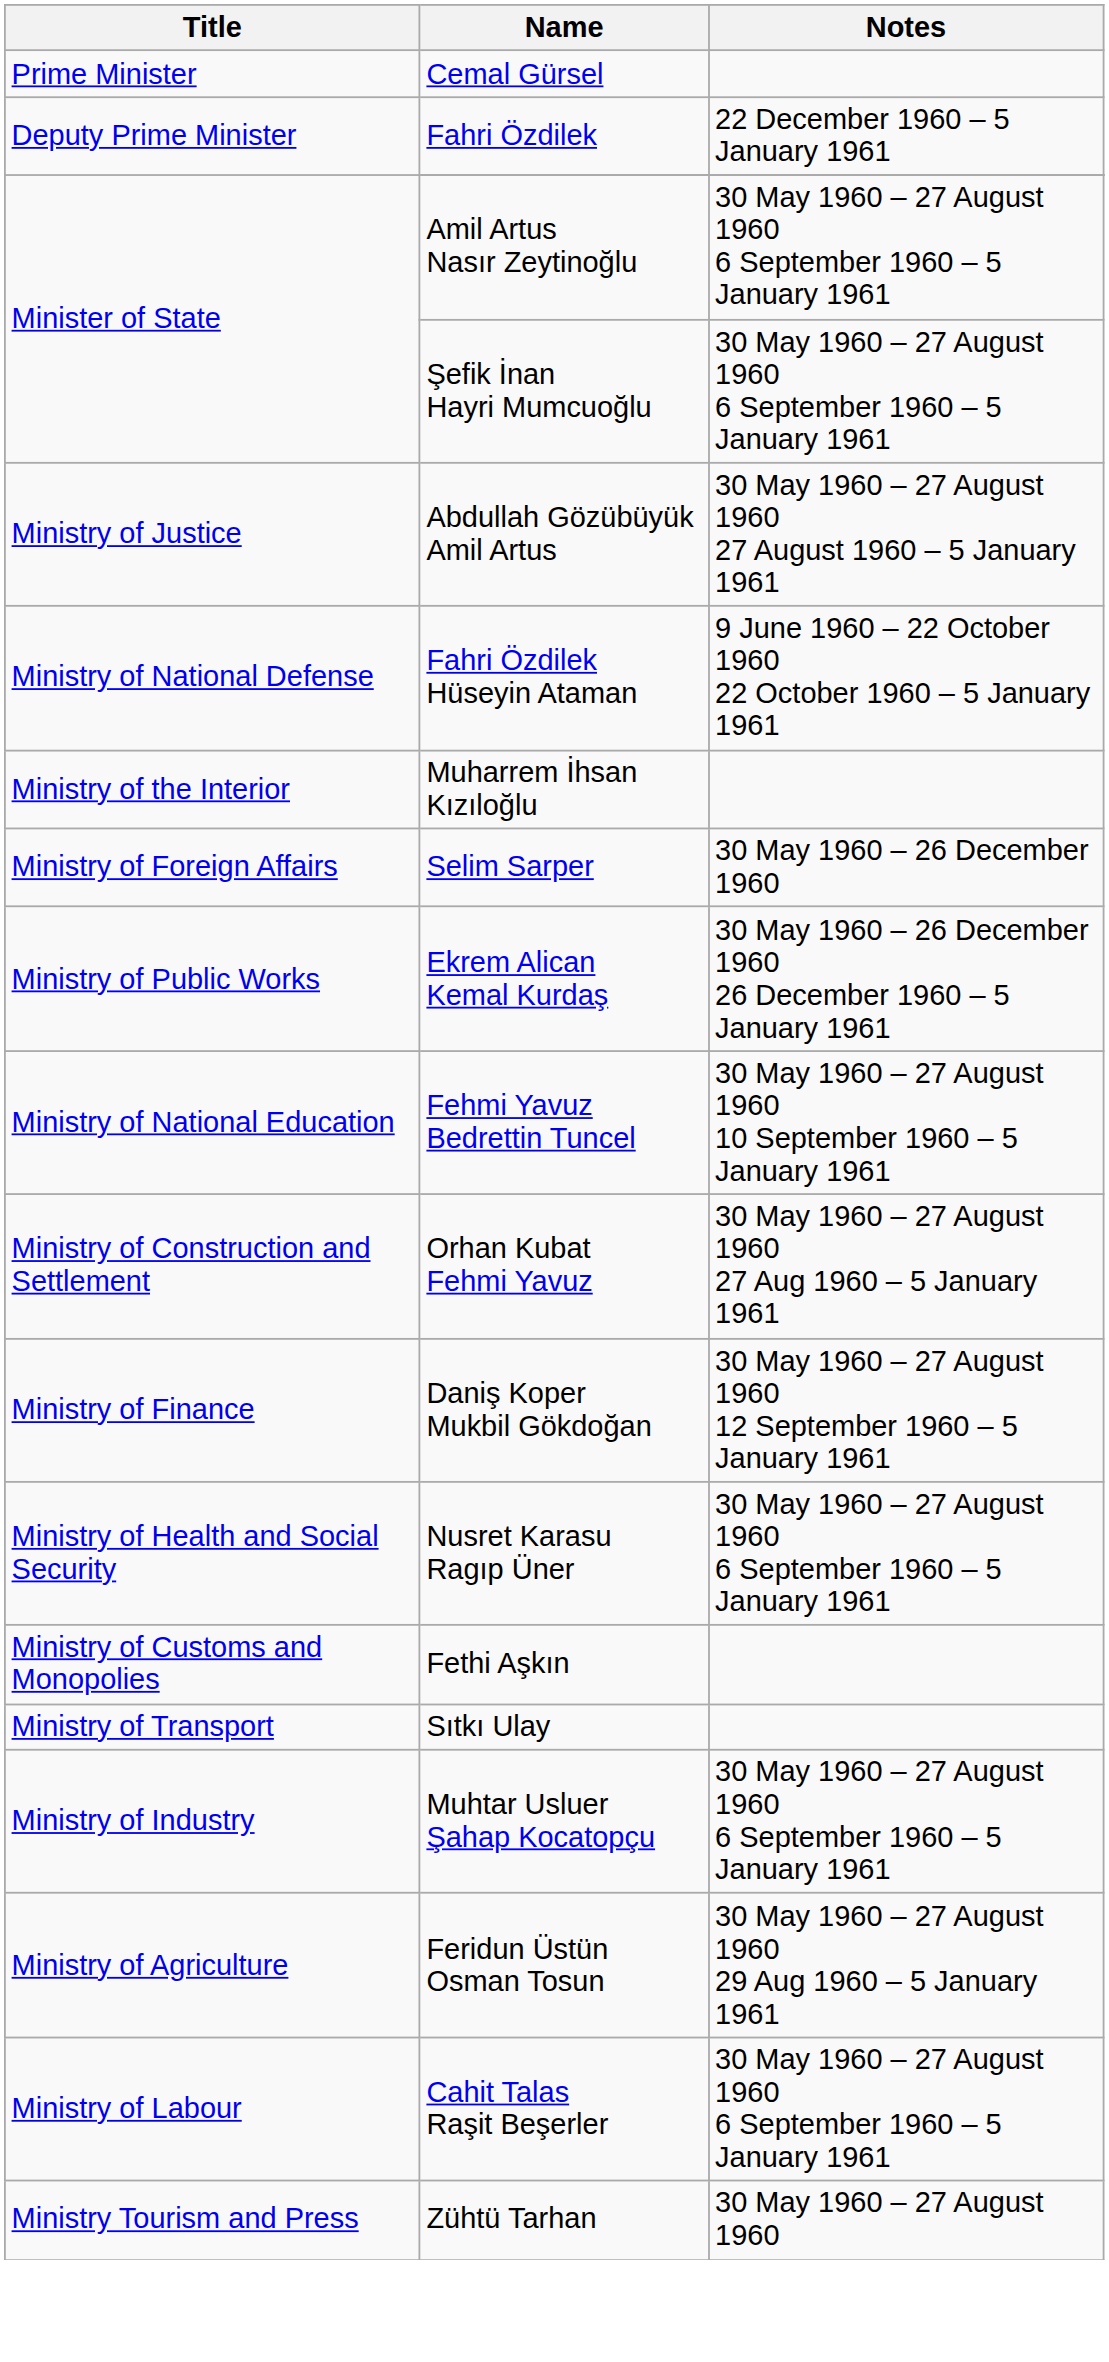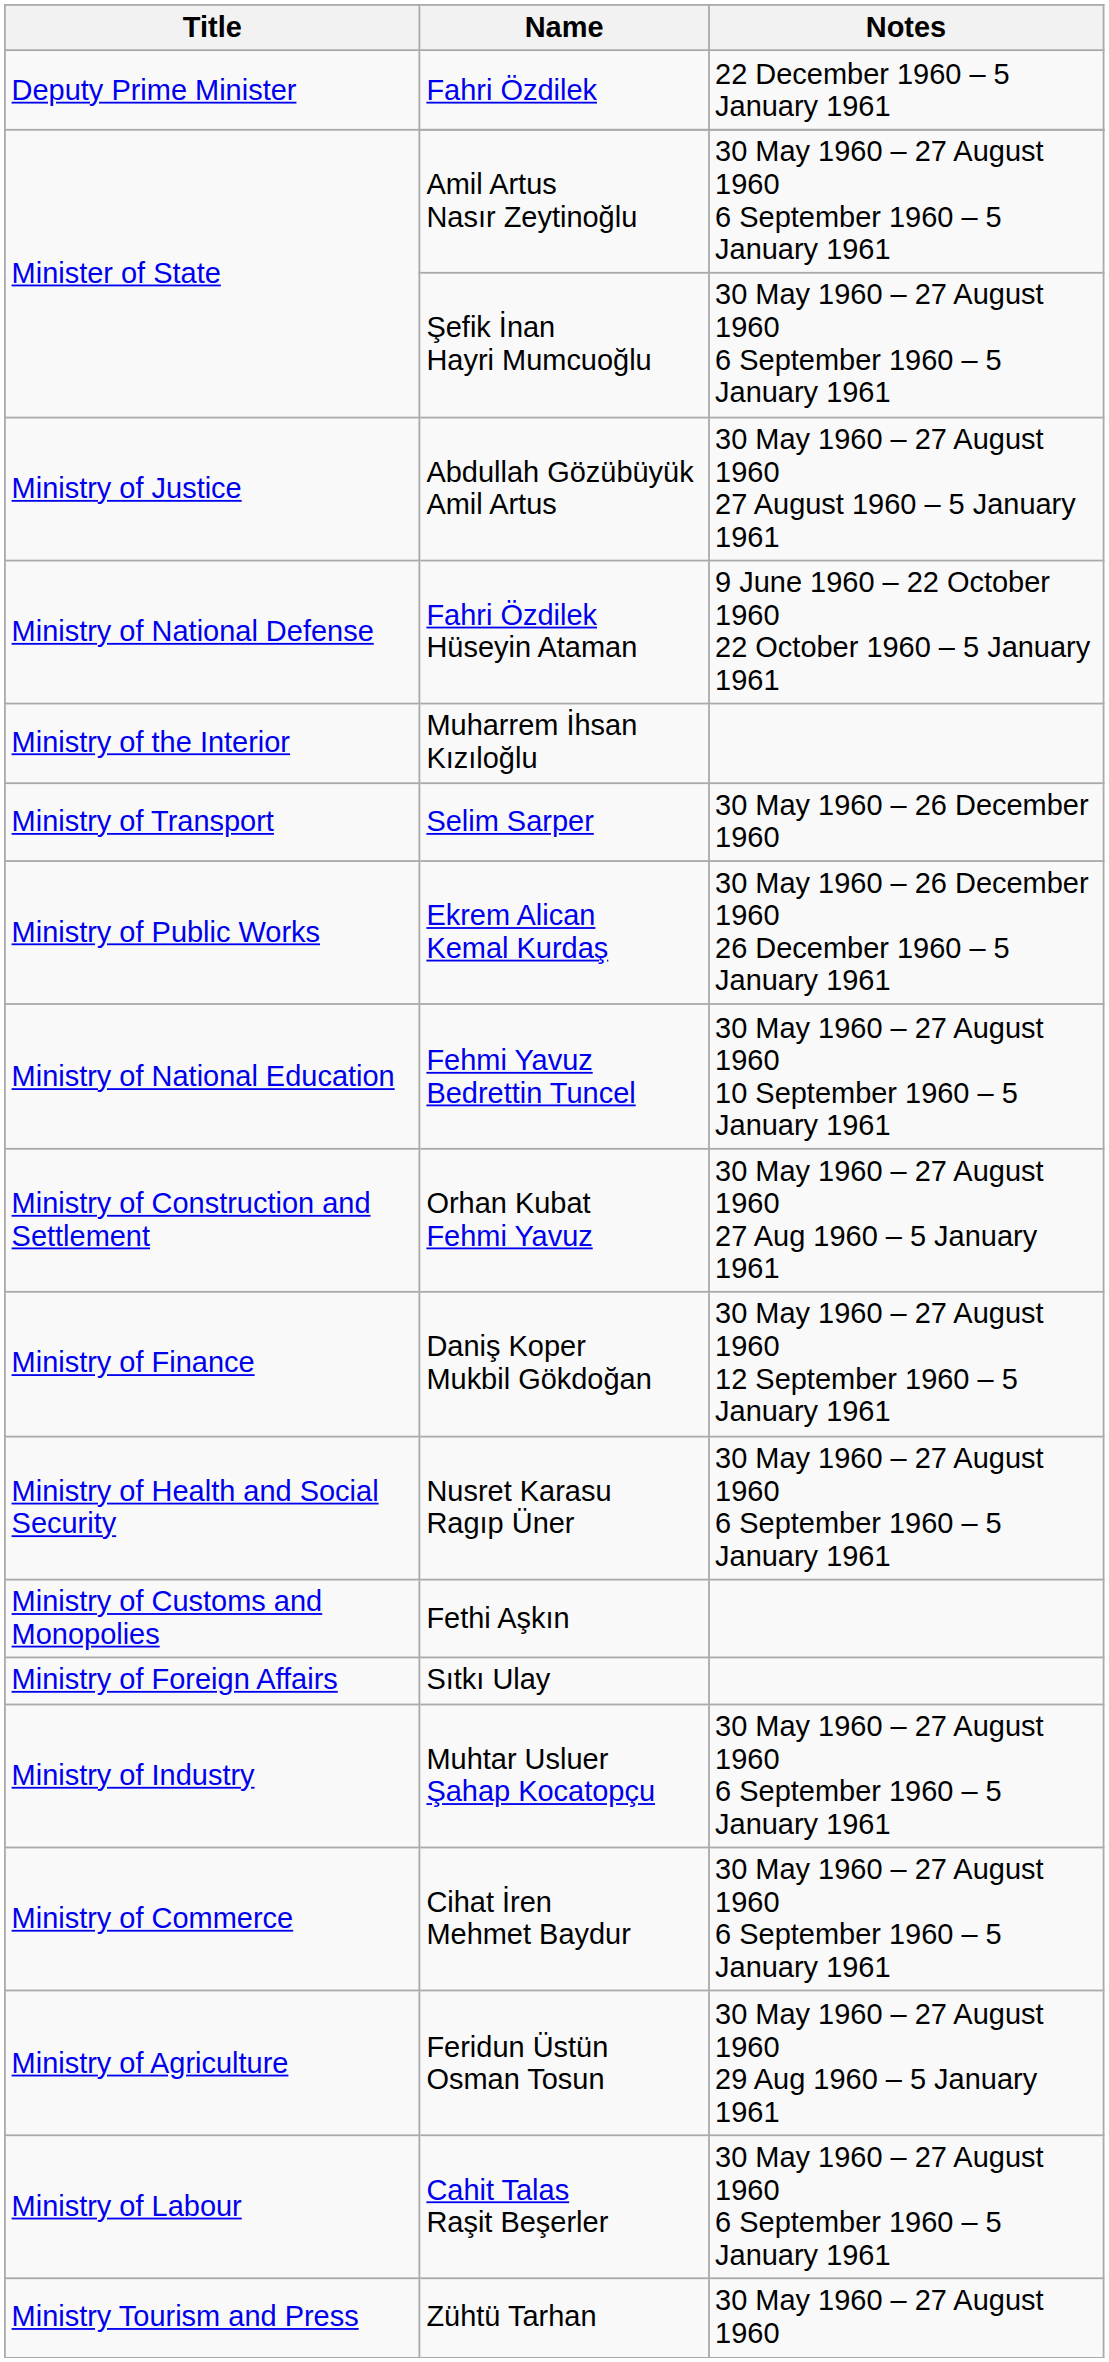- row: (515, 73)
(175, 867) Ministry of Foreign Affairs -> (143, 821) Ministry of Transport
(143, 1726) Ministry of Transport -> (175, 1680) Ministry of Foreign Affairs
+ row: (529, 1918)
